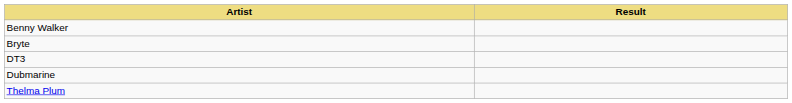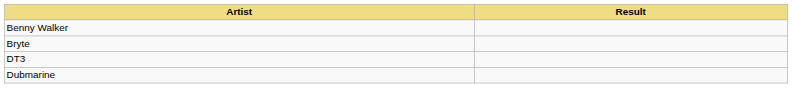- row: (36, 91)
